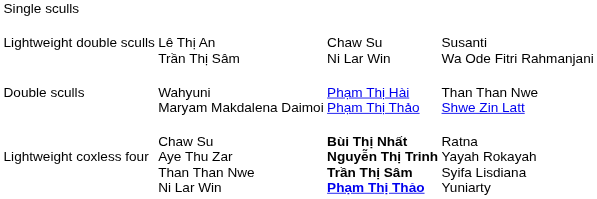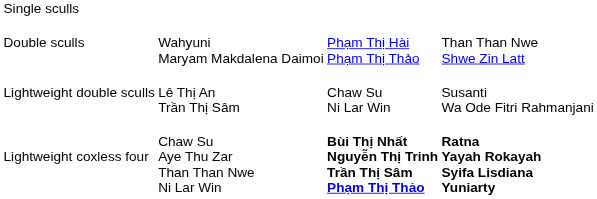rows swapped: (44, 92) <-> (79, 43)
(489, 164) normal -> (491, 164) bold
